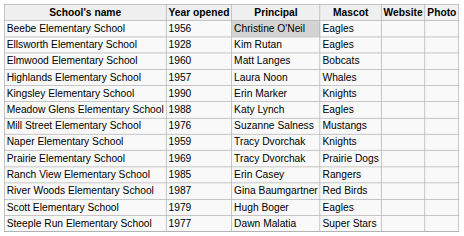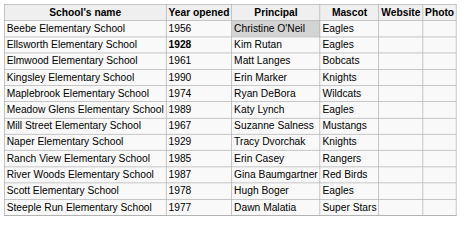(180, 45) normal -> (180, 45) bold
(180, 61) 1960 -> (180, 61) 1961
- row: (74, 77)
+ row: (78, 93)
(180, 110) 1988 -> (180, 110) 1989
(180, 126) 1976 -> (180, 126) 1967
(180, 142) 1959 -> (180, 142) 1929
- row: (66, 158)
(180, 207) 1979 -> (180, 191) 1978
